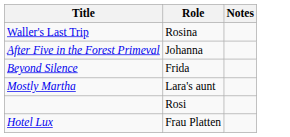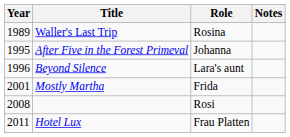+ column: (19, 13)
(177, 68) Frida -> (219, 68) Lara's aunt
(190, 86) Lara's aunt -> (206, 86) Frida
